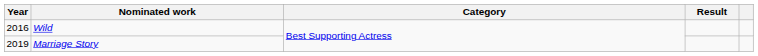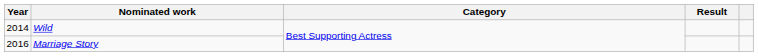(18, 28) 2016 -> (18, 28) 2014
(18, 43) 2019 -> (18, 43) 2016
